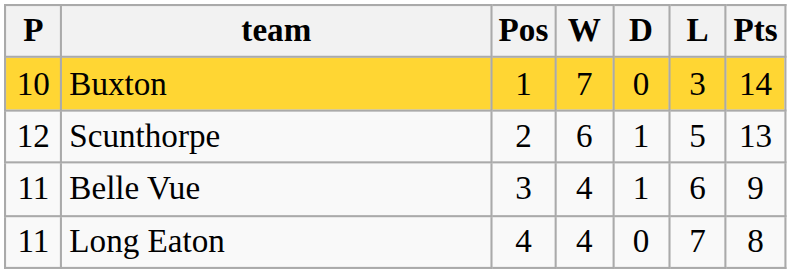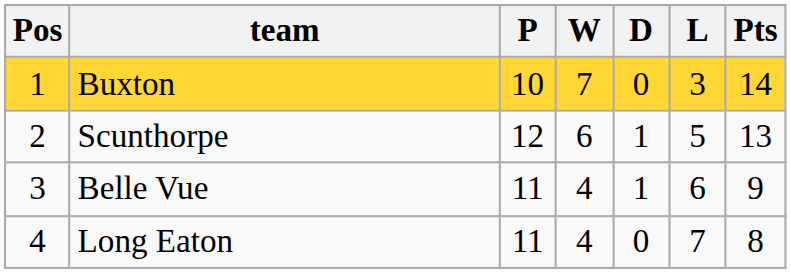columns swapped: (523, 30) <-> (33, 30)
